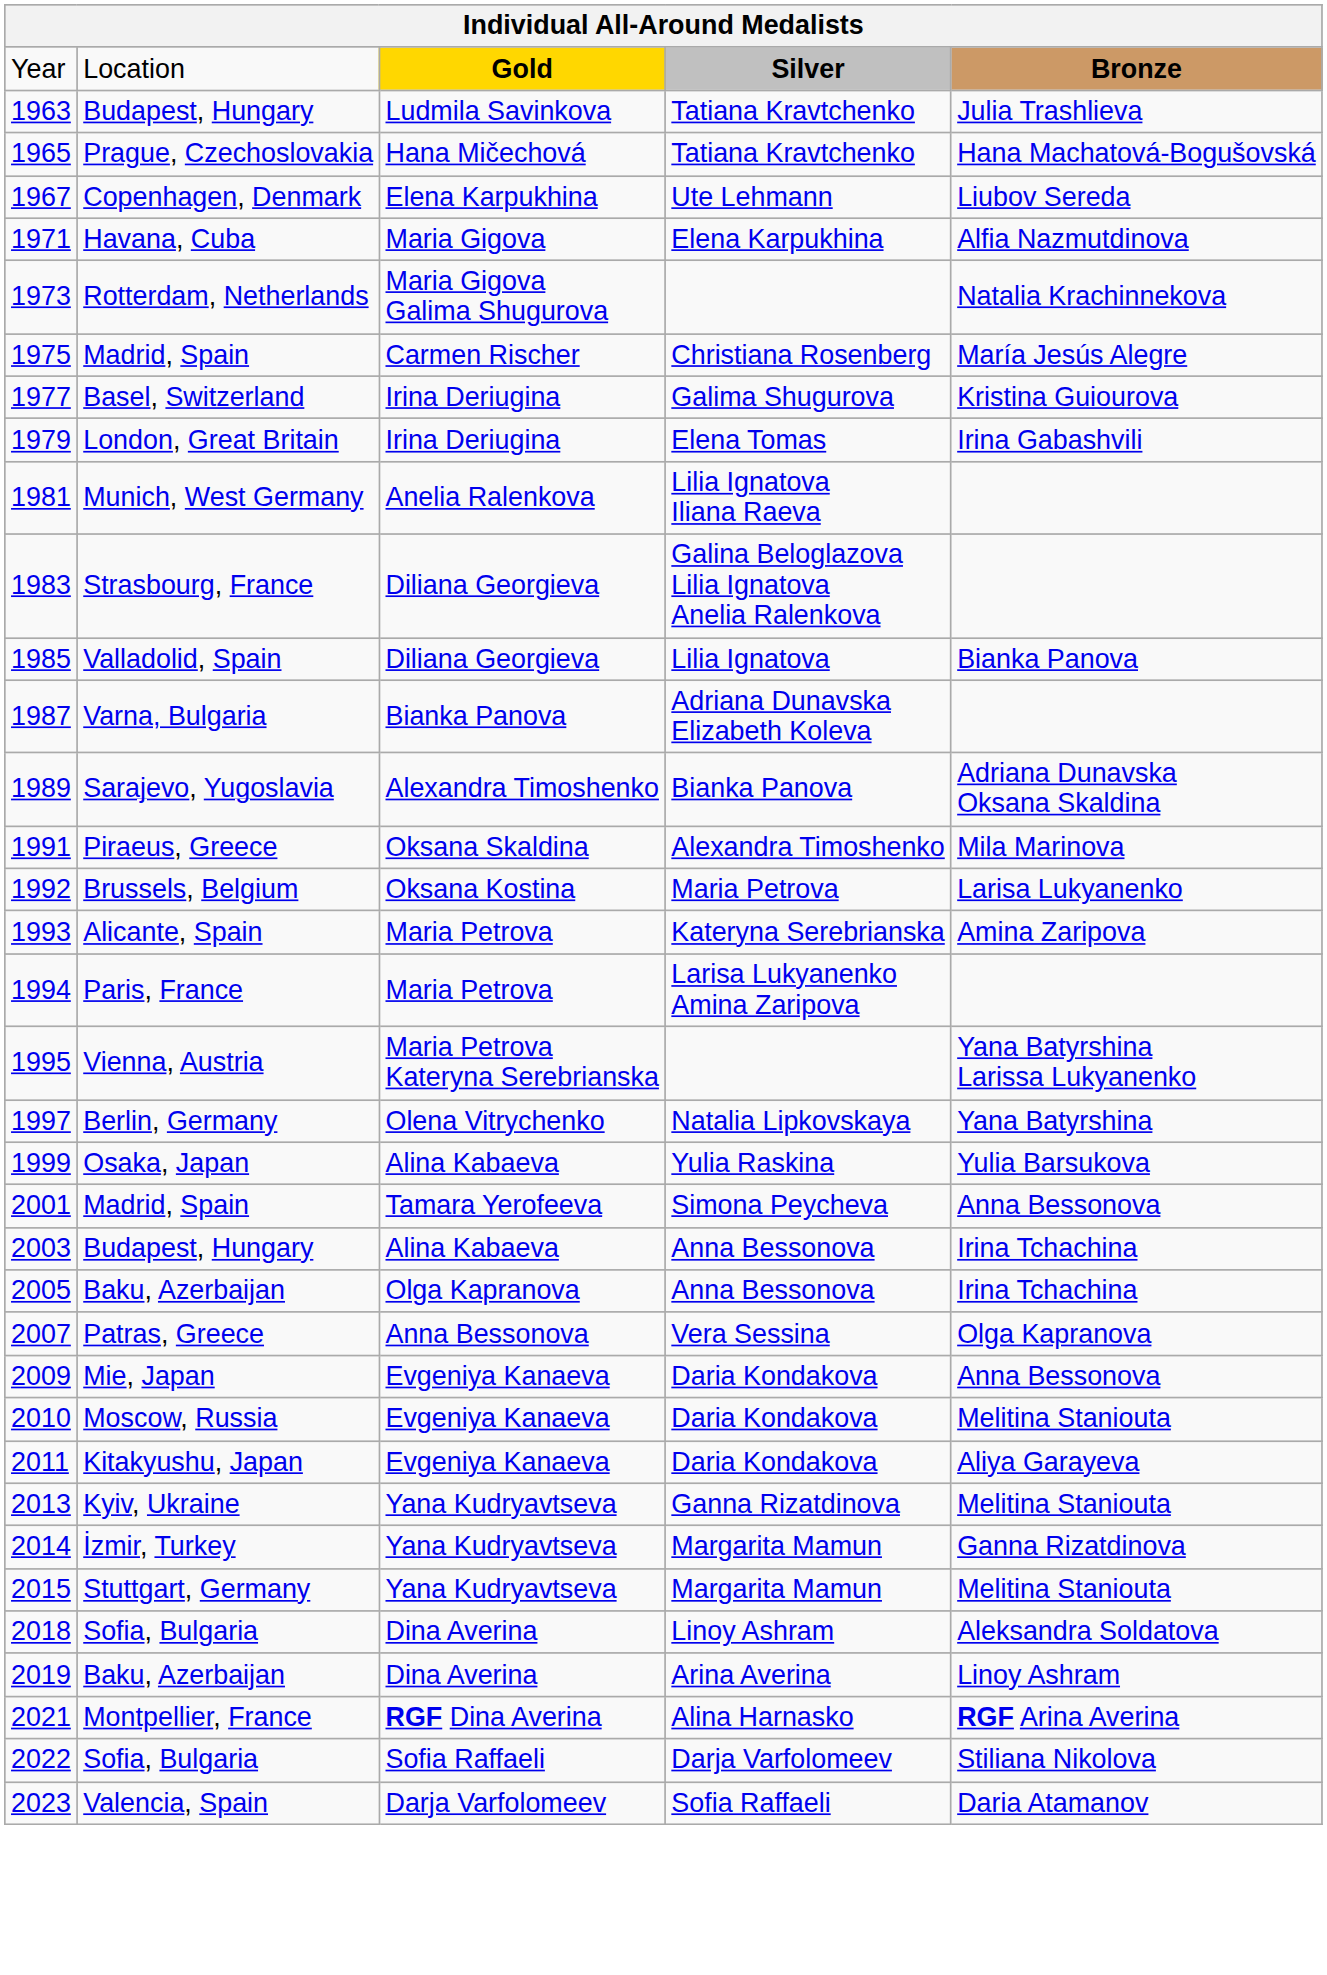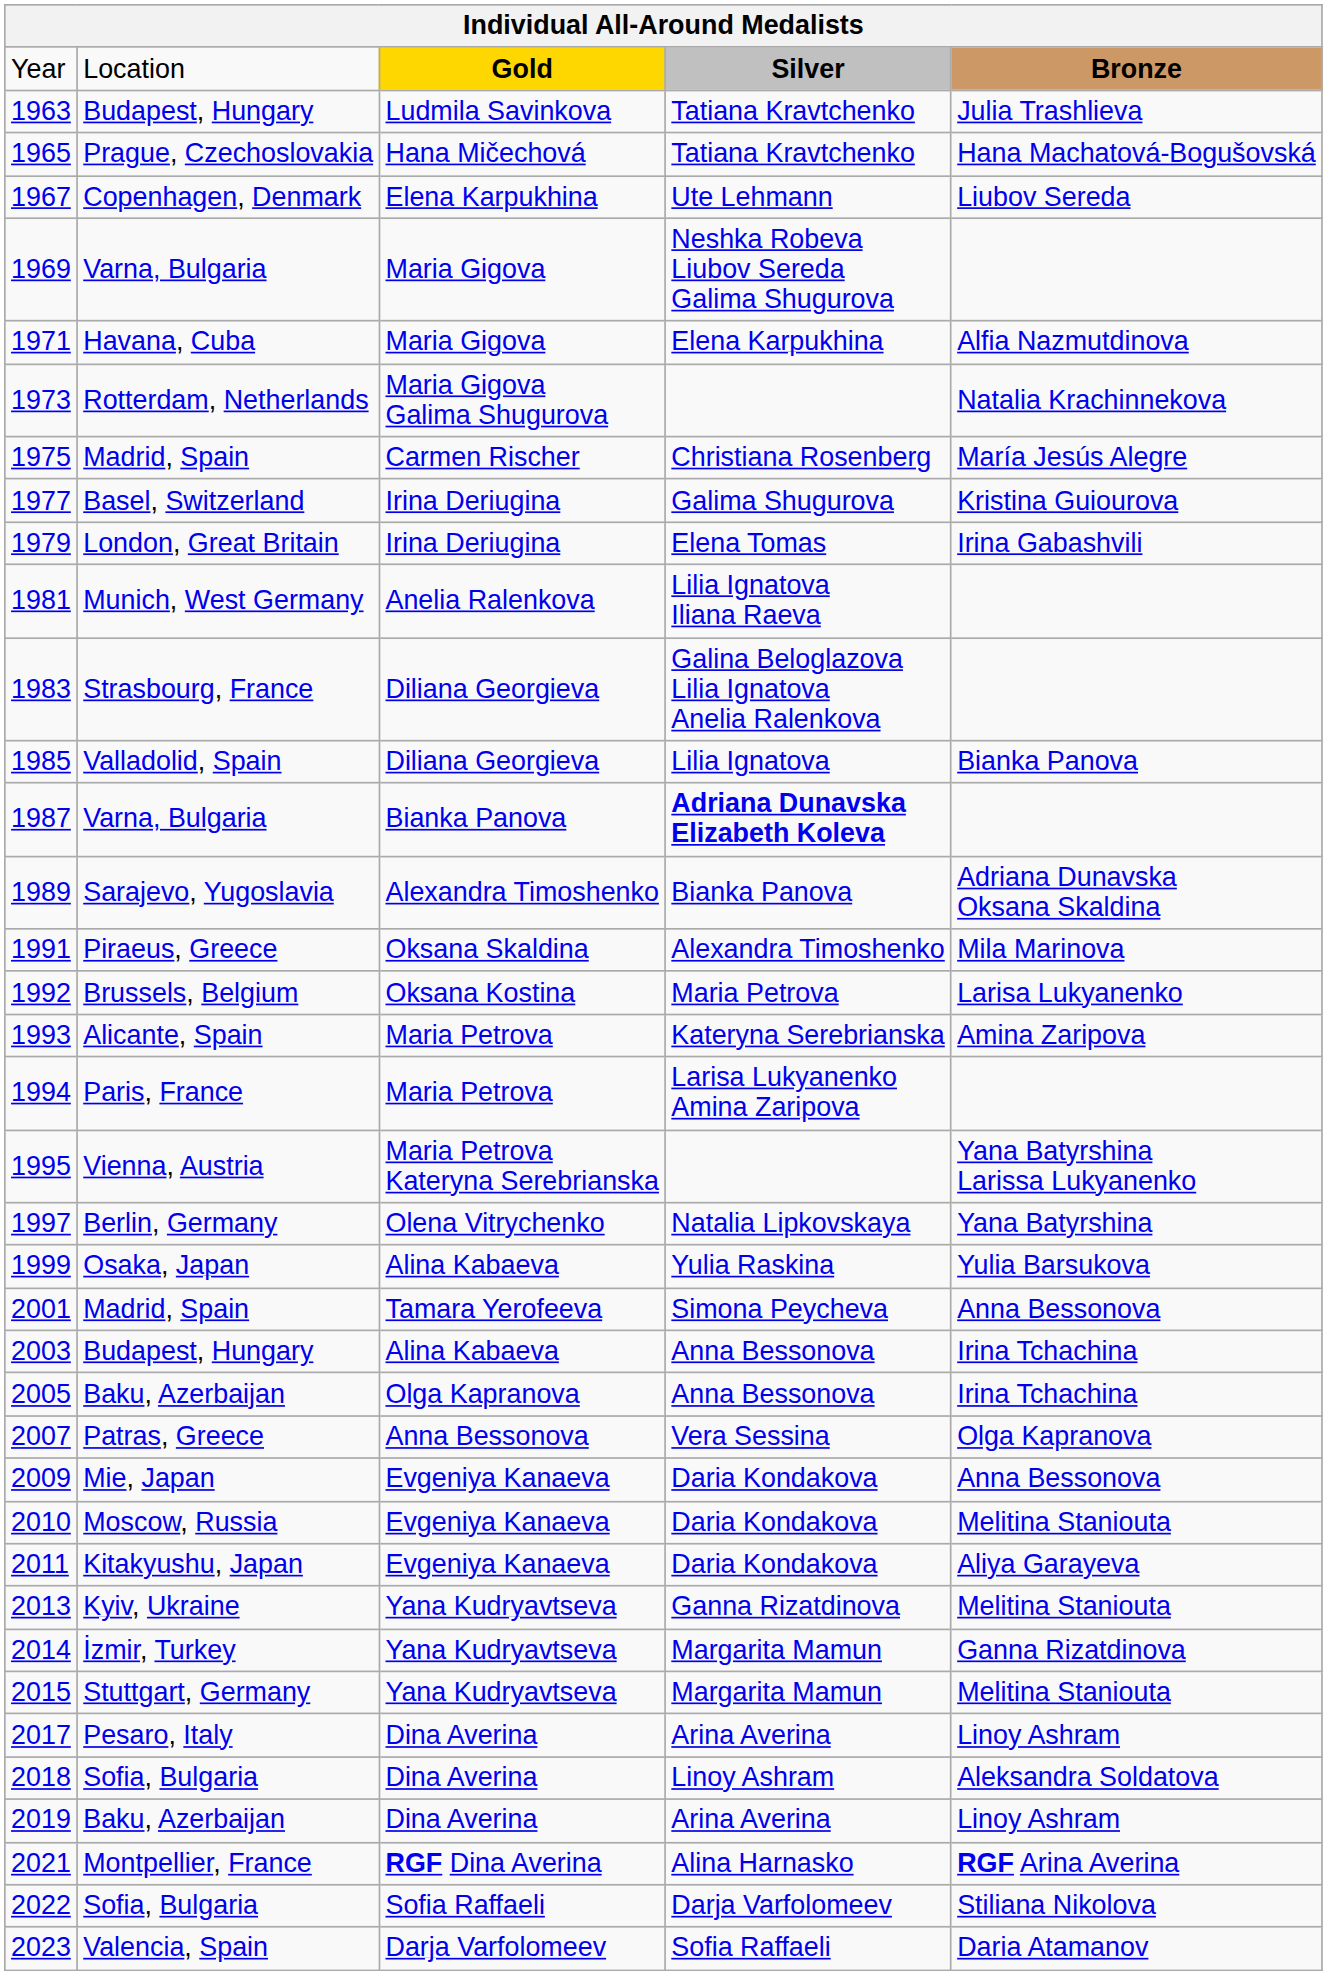+ row: (41, 269)
(781, 716) normal -> (789, 819) bold
+ row: (41, 1735)
